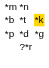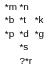(39, 20) gold background -> (39, 20) no background
+ row: (24, 47)
